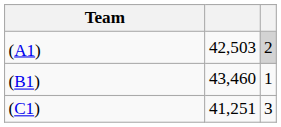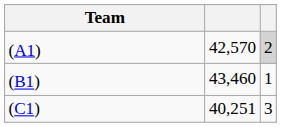(233, 47) 42,503 -> (233, 47) 42,570
(233, 108) 41,251 -> (233, 108) 40,251
